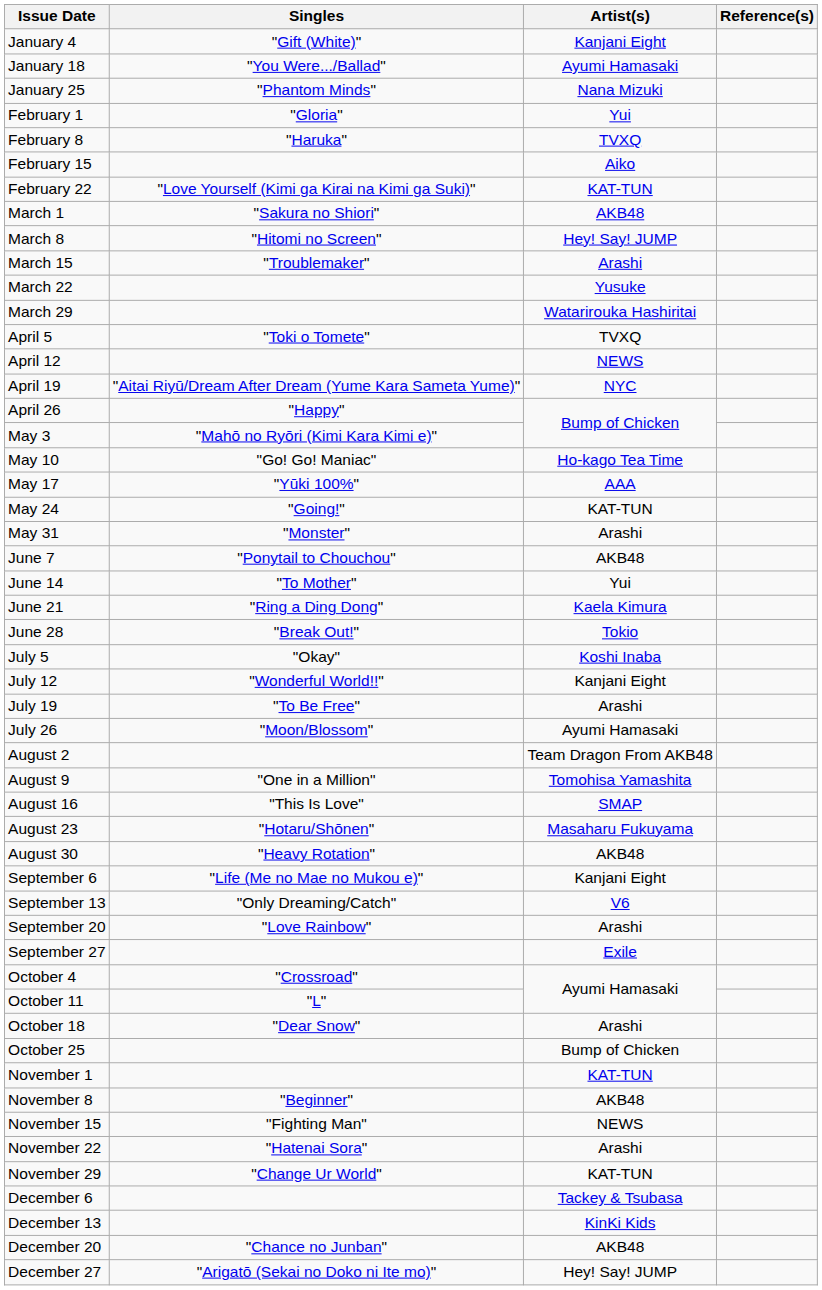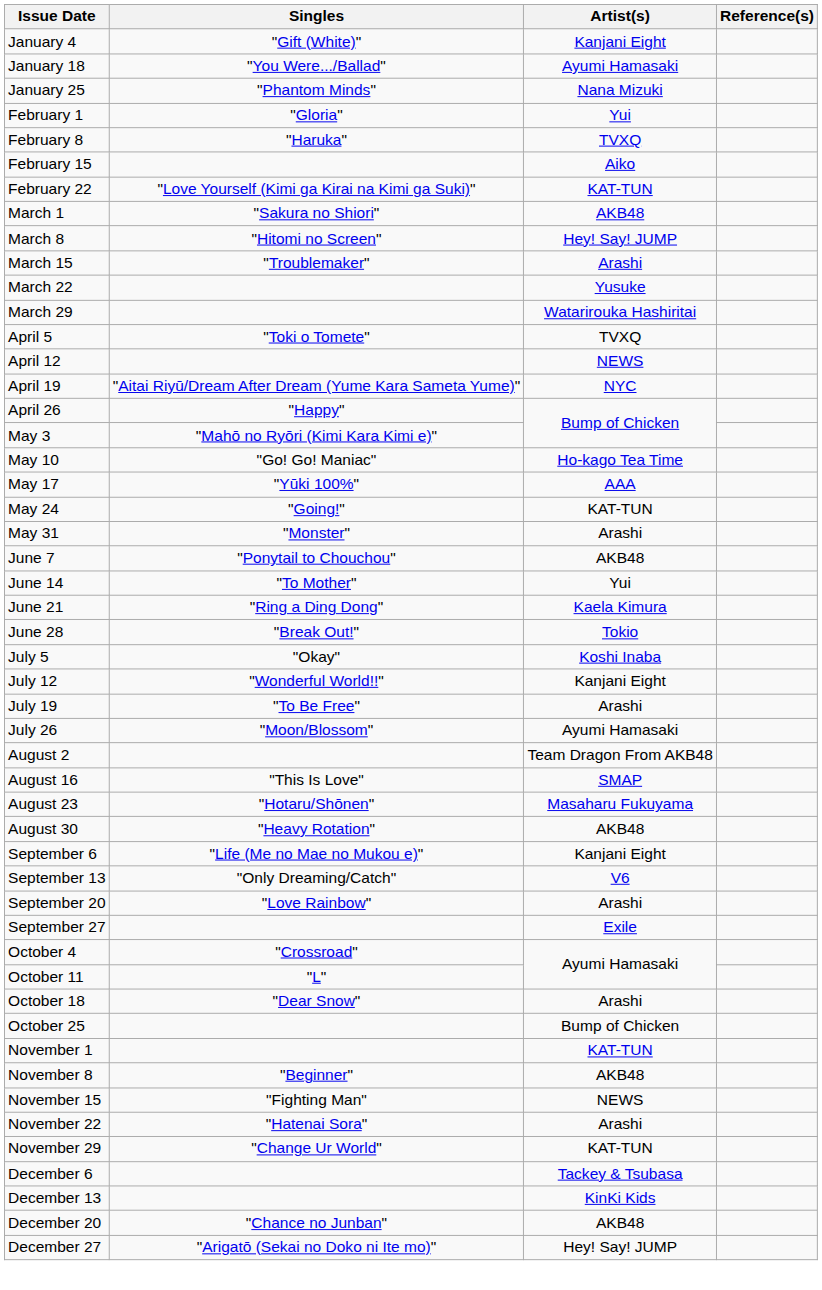- row: (39, 779)
